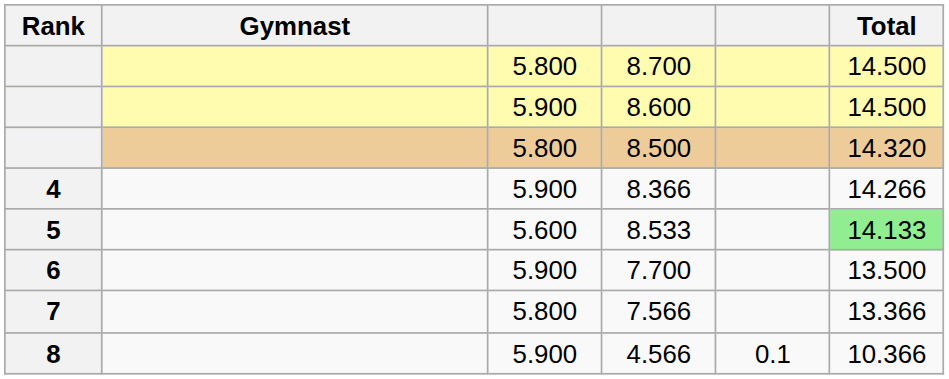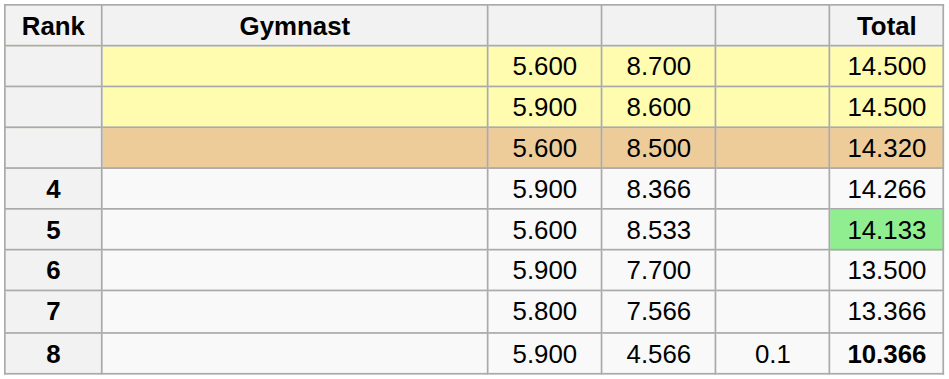(545, 66) 5.800 -> (545, 66) 5.600
(545, 148) 5.800 -> (545, 148) 5.600
(887, 353) normal -> (887, 353) bold
